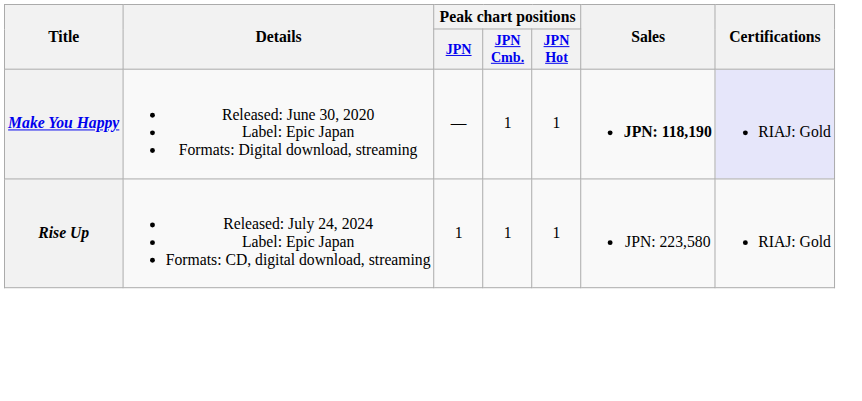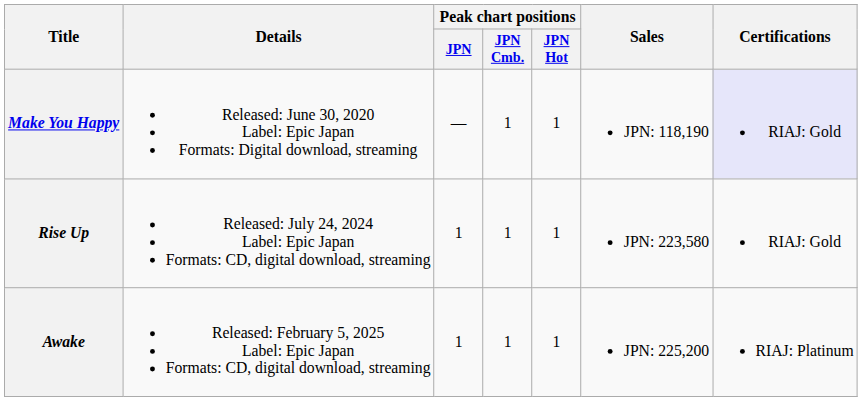(648, 133) bold -> (647, 133) normal
+ row: (64, 342)
